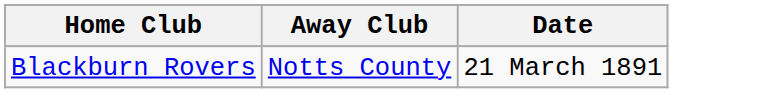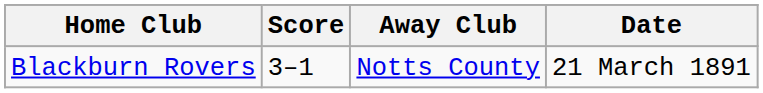+ column: (306, 26)
